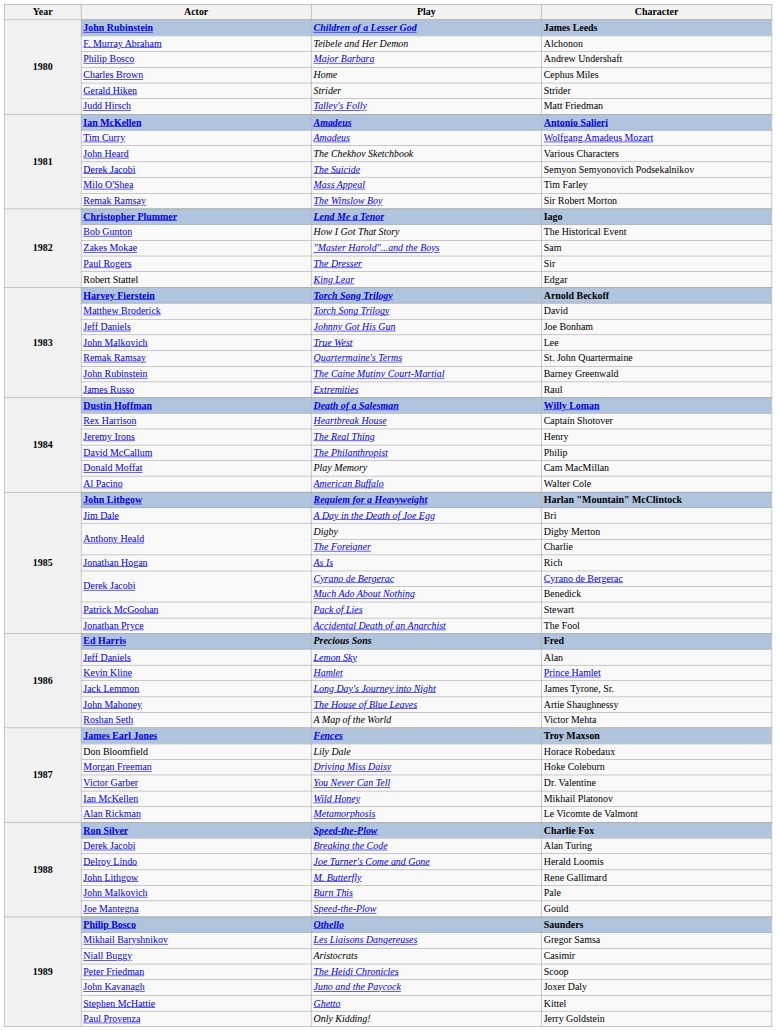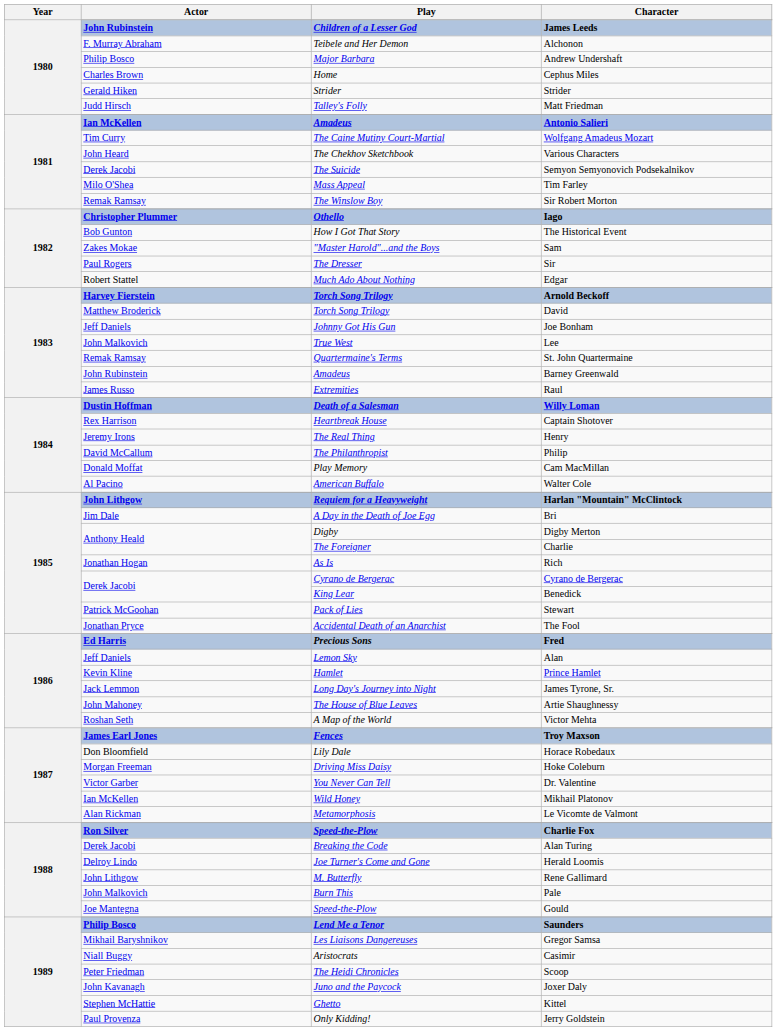(332, 138) Amadeus -> (379, 138) The Caine Mutiny Court-Martial
(349, 216) Lend Me a Tenor -> (329, 216) Othello
(334, 279) King Lear -> (364, 279) Much Ado About Nothing
(379, 374) The Caine Mutiny Court-Martial -> (332, 374) Amadeus
(364, 594) Much Ado About Nothing -> (334, 594) King Lear
(329, 924) Othello -> (349, 924) Lend Me a Tenor
